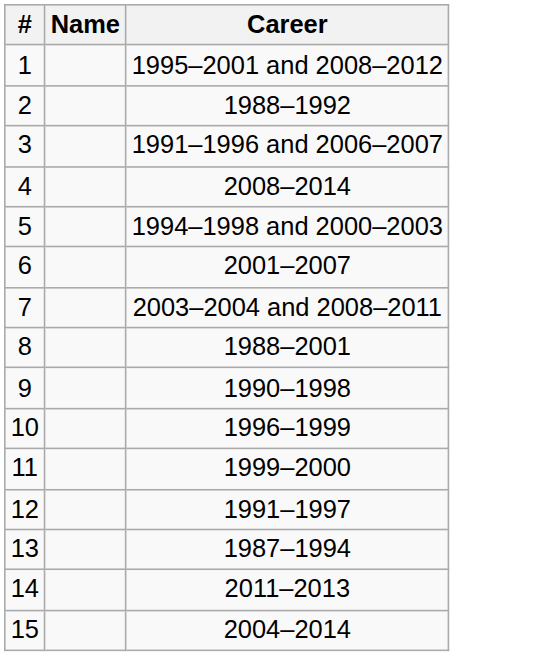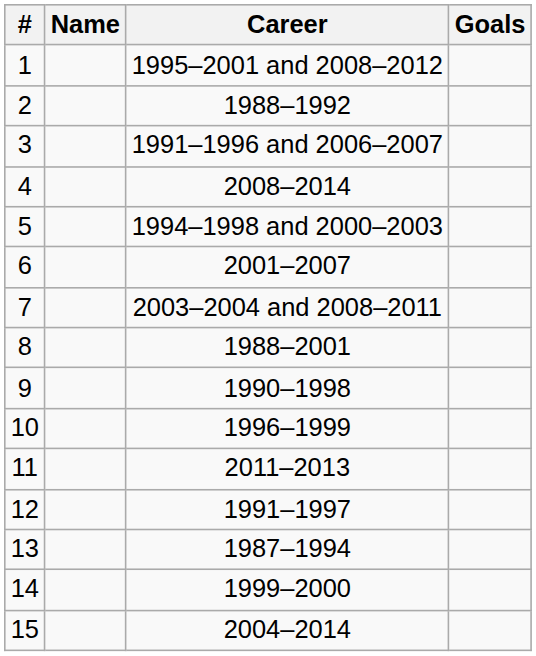+ column: (490, 24)
(287, 468) 1999–2000 -> (287, 468) 2011–2013
(287, 589) 2011–2013 -> (287, 589) 1999–2000
